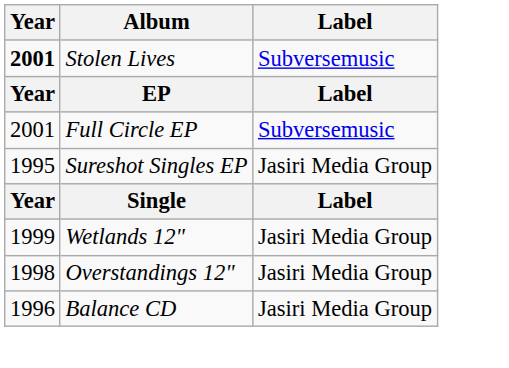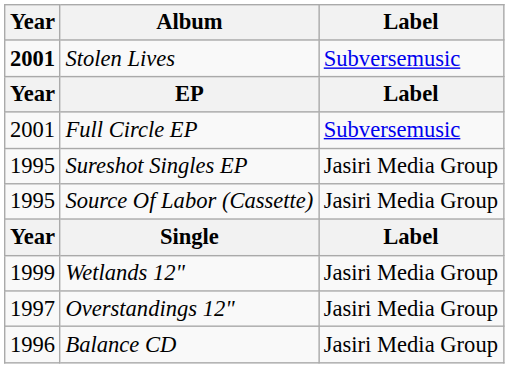+ row: (189, 201)
(32, 272) 1998 -> (32, 308) 1997
